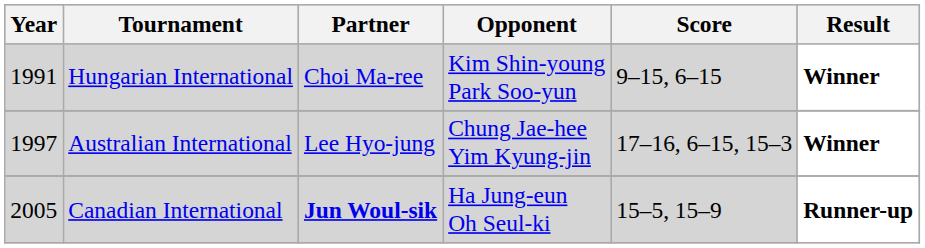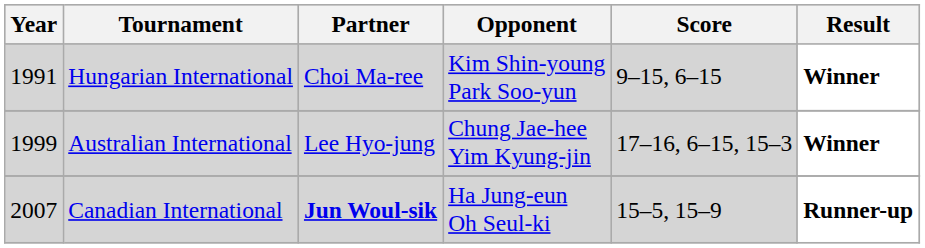(34, 143) 1997 -> (34, 143) 1999
(34, 209) 2005 -> (34, 209) 2007
